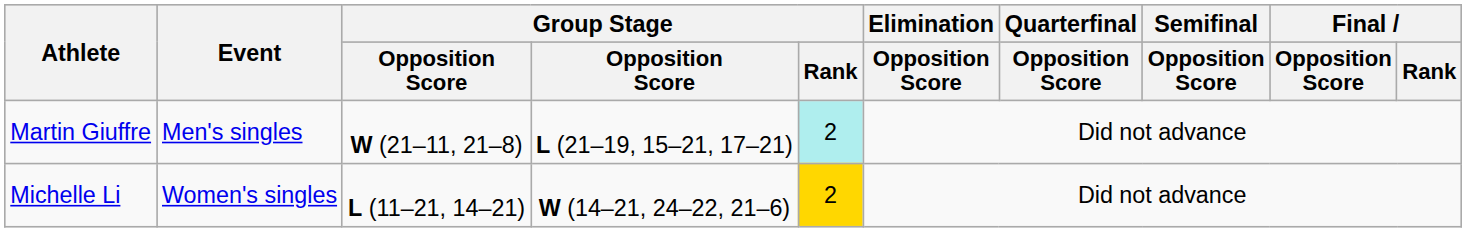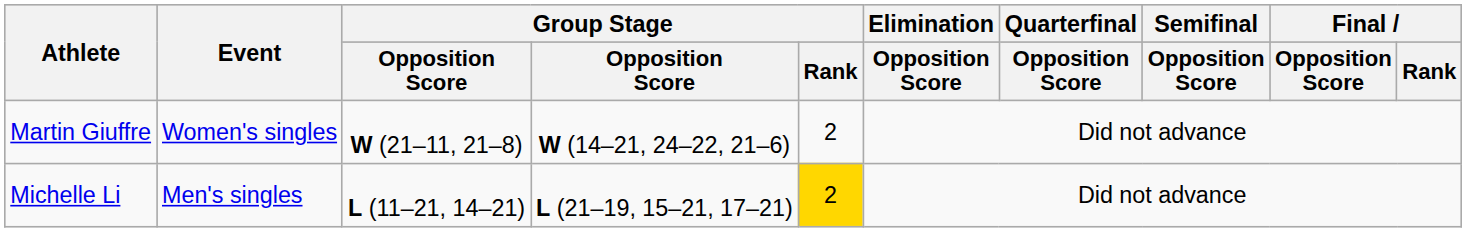(232, 133) Men's singles -> (250, 133) Women's singles
(664, 145) L (21–19, 15–21, 17–21) -> (664, 145) W (14–21, 24–22, 21–6)
(830, 133) paleturquoise background -> (830, 133) no background
(250, 195) Women's singles -> (232, 195) Men's singles
(664, 208) W (14–21, 24–22, 21–6) -> (664, 208) L (21–19, 15–21, 17–21)
